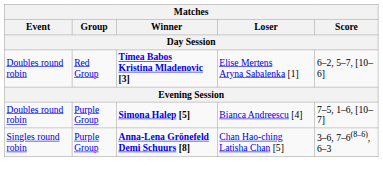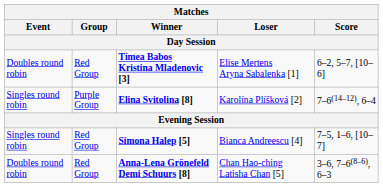+ row: (156, 100)
(35, 115) Doubles round robin -> (33, 141) Singles round robin
(87, 115) Purple Group -> (86, 141) Red Group
(33, 142) Singles round robin -> (35, 168) Doubles round robin
(87, 142) Purple Group -> (86, 168) Red Group
